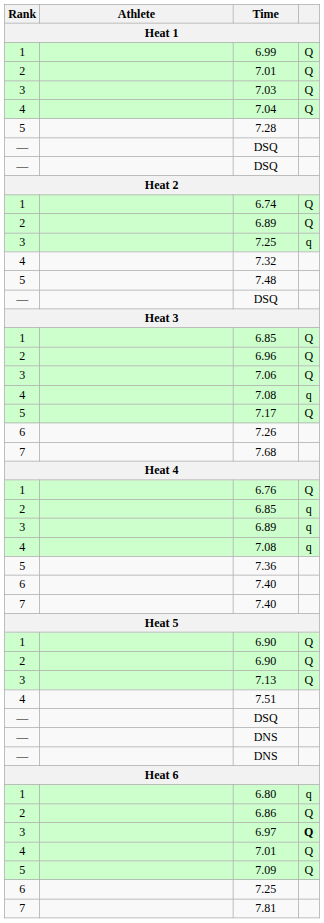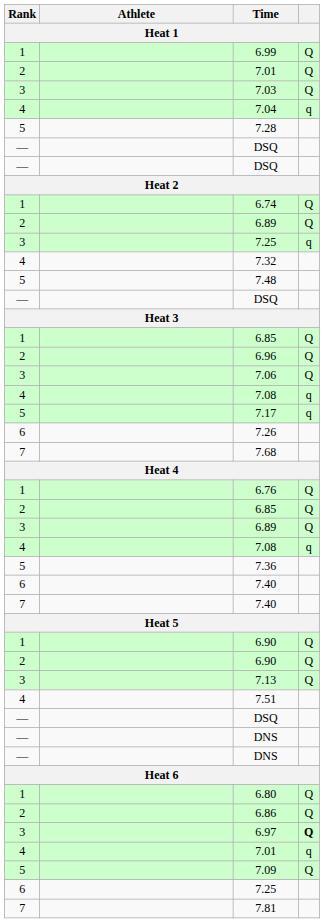(309, 109) Q -> (309, 109) q
(309, 413) Q -> (309, 413) q
(309, 508) q -> (309, 508) Q
(309, 527) q -> (309, 527) Q
(309, 794) q -> (309, 794) Q
(309, 851) Q -> (309, 851) q
